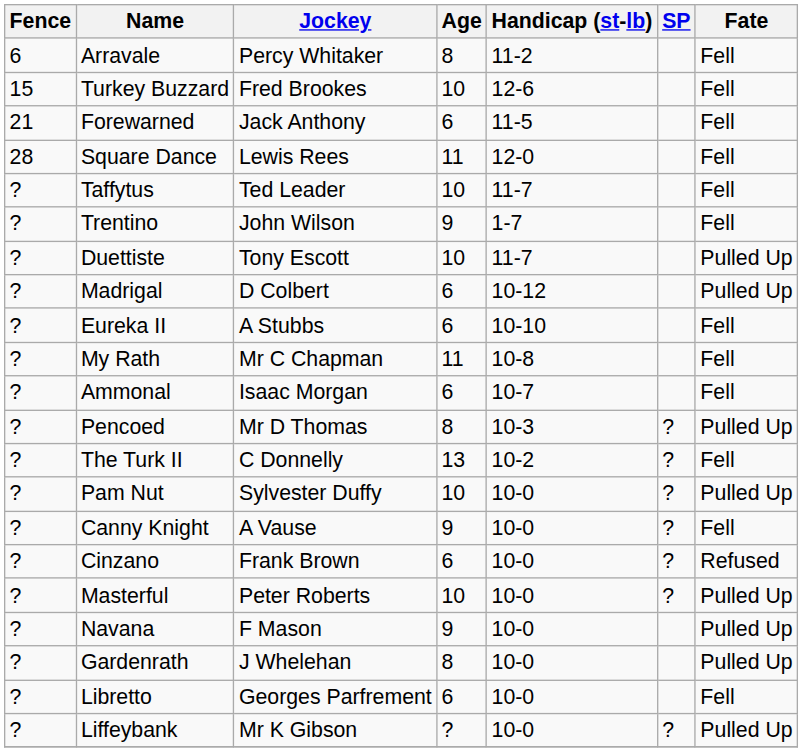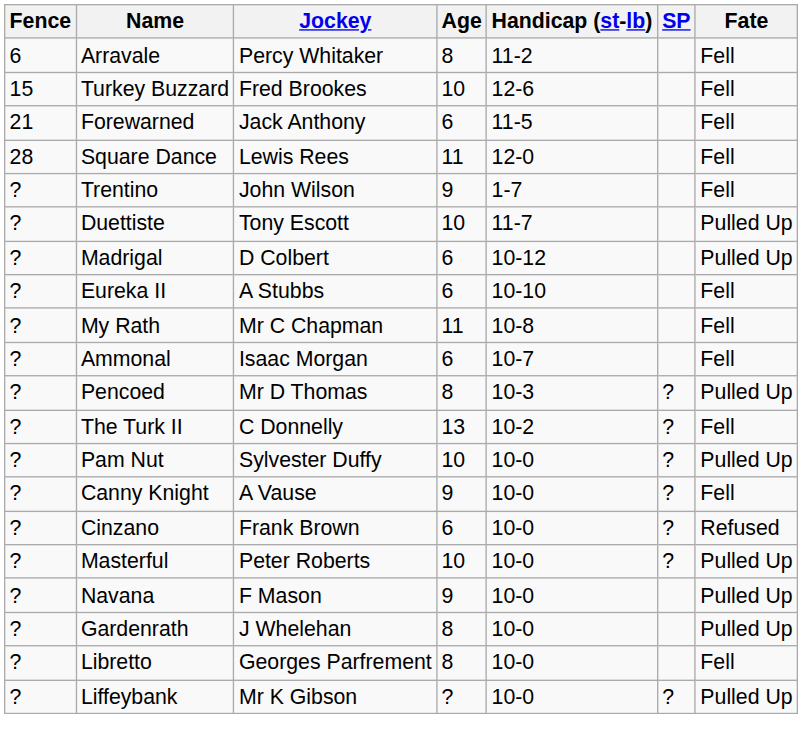- row: (117, 190)
(447, 696) 6 -> (447, 662) 8
